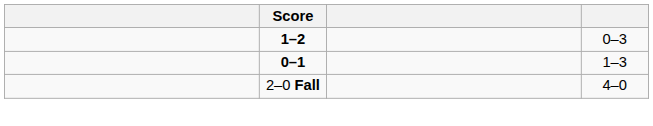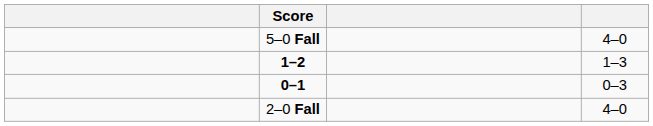+ row: (293, 39)
(615, 39) 0–3 -> (615, 62) 1–3
(615, 62) 1–3 -> (615, 86) 0–3
